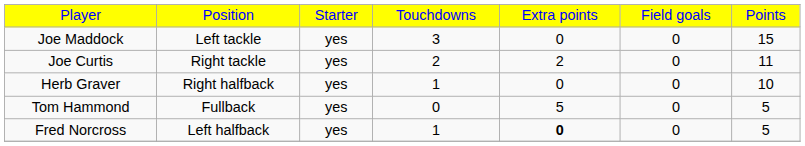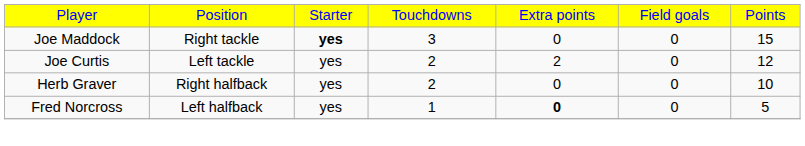(228, 38) Left tackle -> (222, 38) Right tackle
(336, 38) normal -> (331, 38) bold
(228, 61) Right tackle -> (222, 61) Left tackle
(766, 61) 11 -> (765, 61) 12
(436, 84) 1 -> (432, 84) 2
- row: (81, 107)
